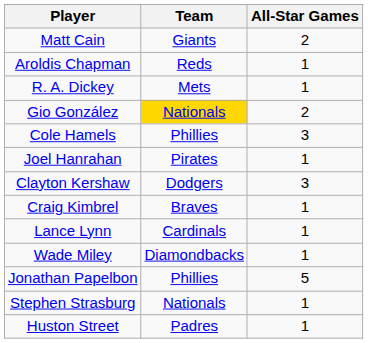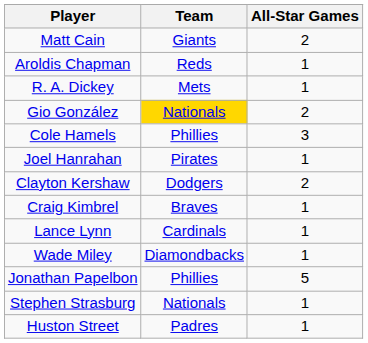(305, 183) 3 -> (305, 183) 2
